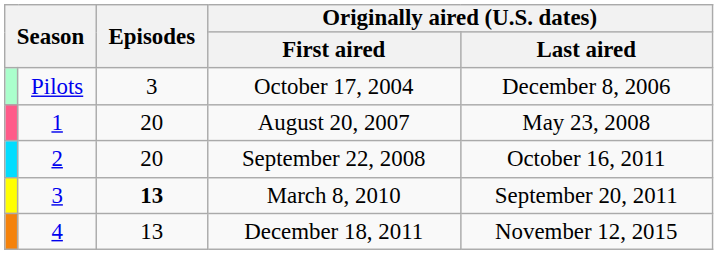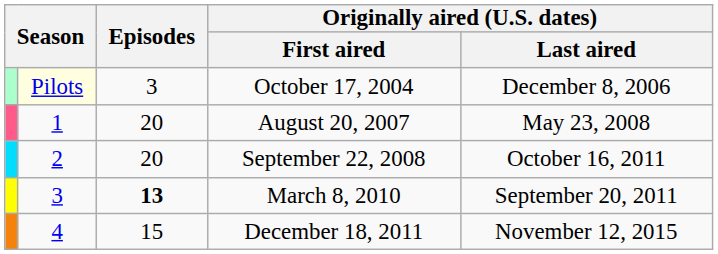(57, 86) no background -> (57, 86) lightyellow background
(152, 231) 13 -> (152, 231) 15
